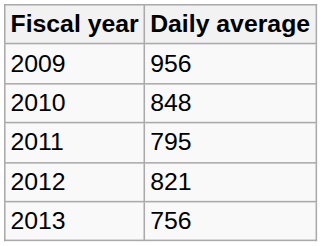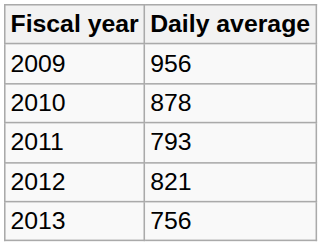(171, 102) 848 -> (171, 102) 878
(171, 142) 795 -> (171, 142) 793
